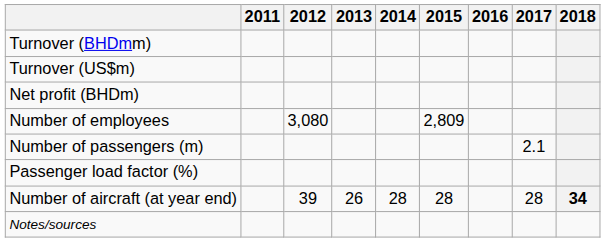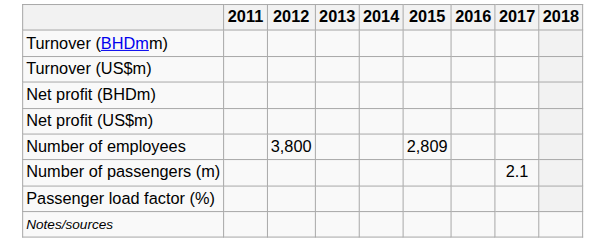+ row: (90, 120)
(308, 120) 3,080 -> (291, 146) 3,800
- row: (123, 198)
